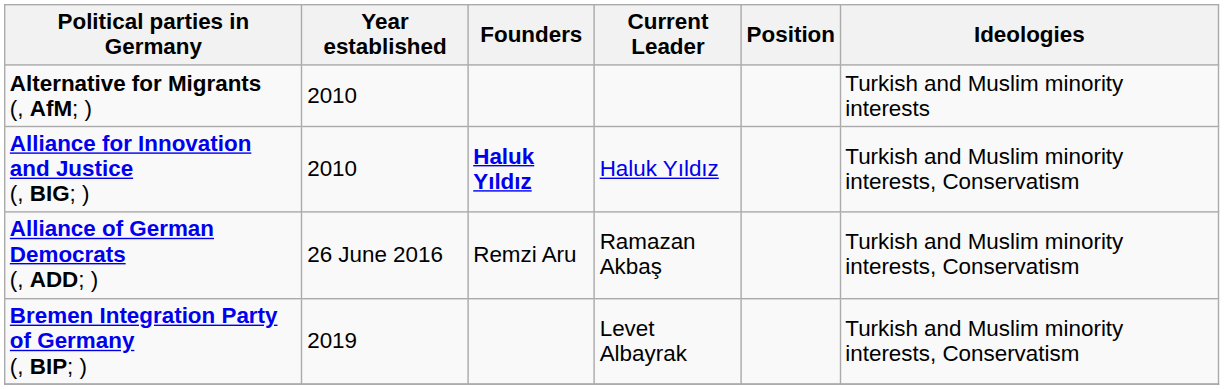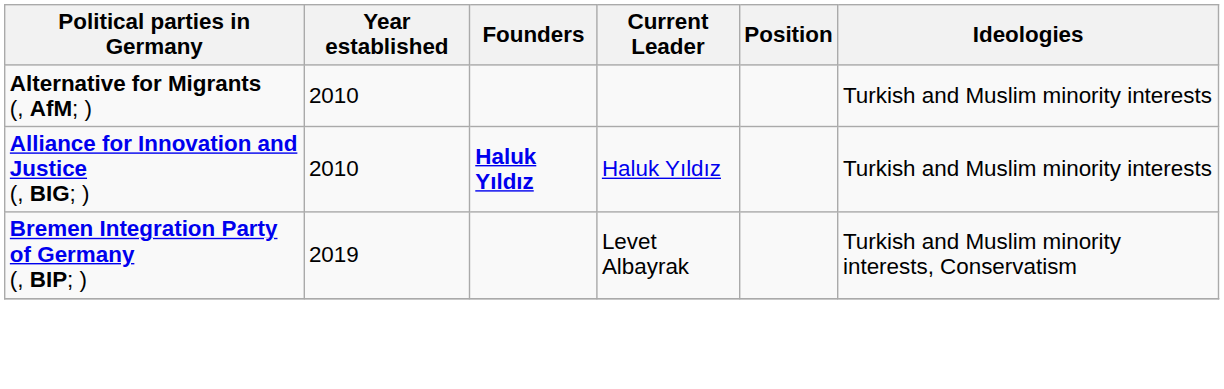(984, 168) Turkish and Muslim minority interests, Conservatism -> (1027, 168) Turkish and Muslim minority interests
- row: (112, 254)
